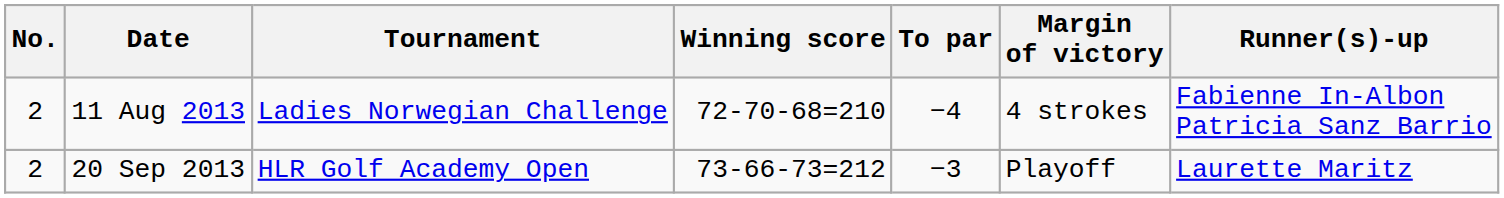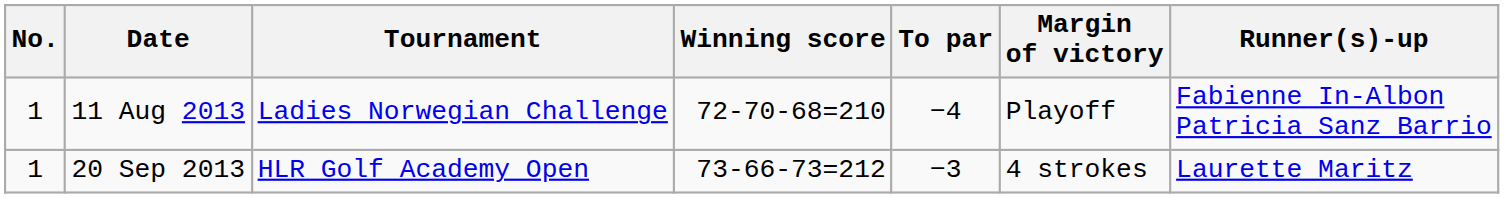(35, 114) 2 -> (35, 114) 1
(1077, 114) 4 strokes -> (1061, 114) Playoff
(35, 171) 2 -> (35, 171) 1
(1061, 171) Playoff -> (1077, 171) 4 strokes
